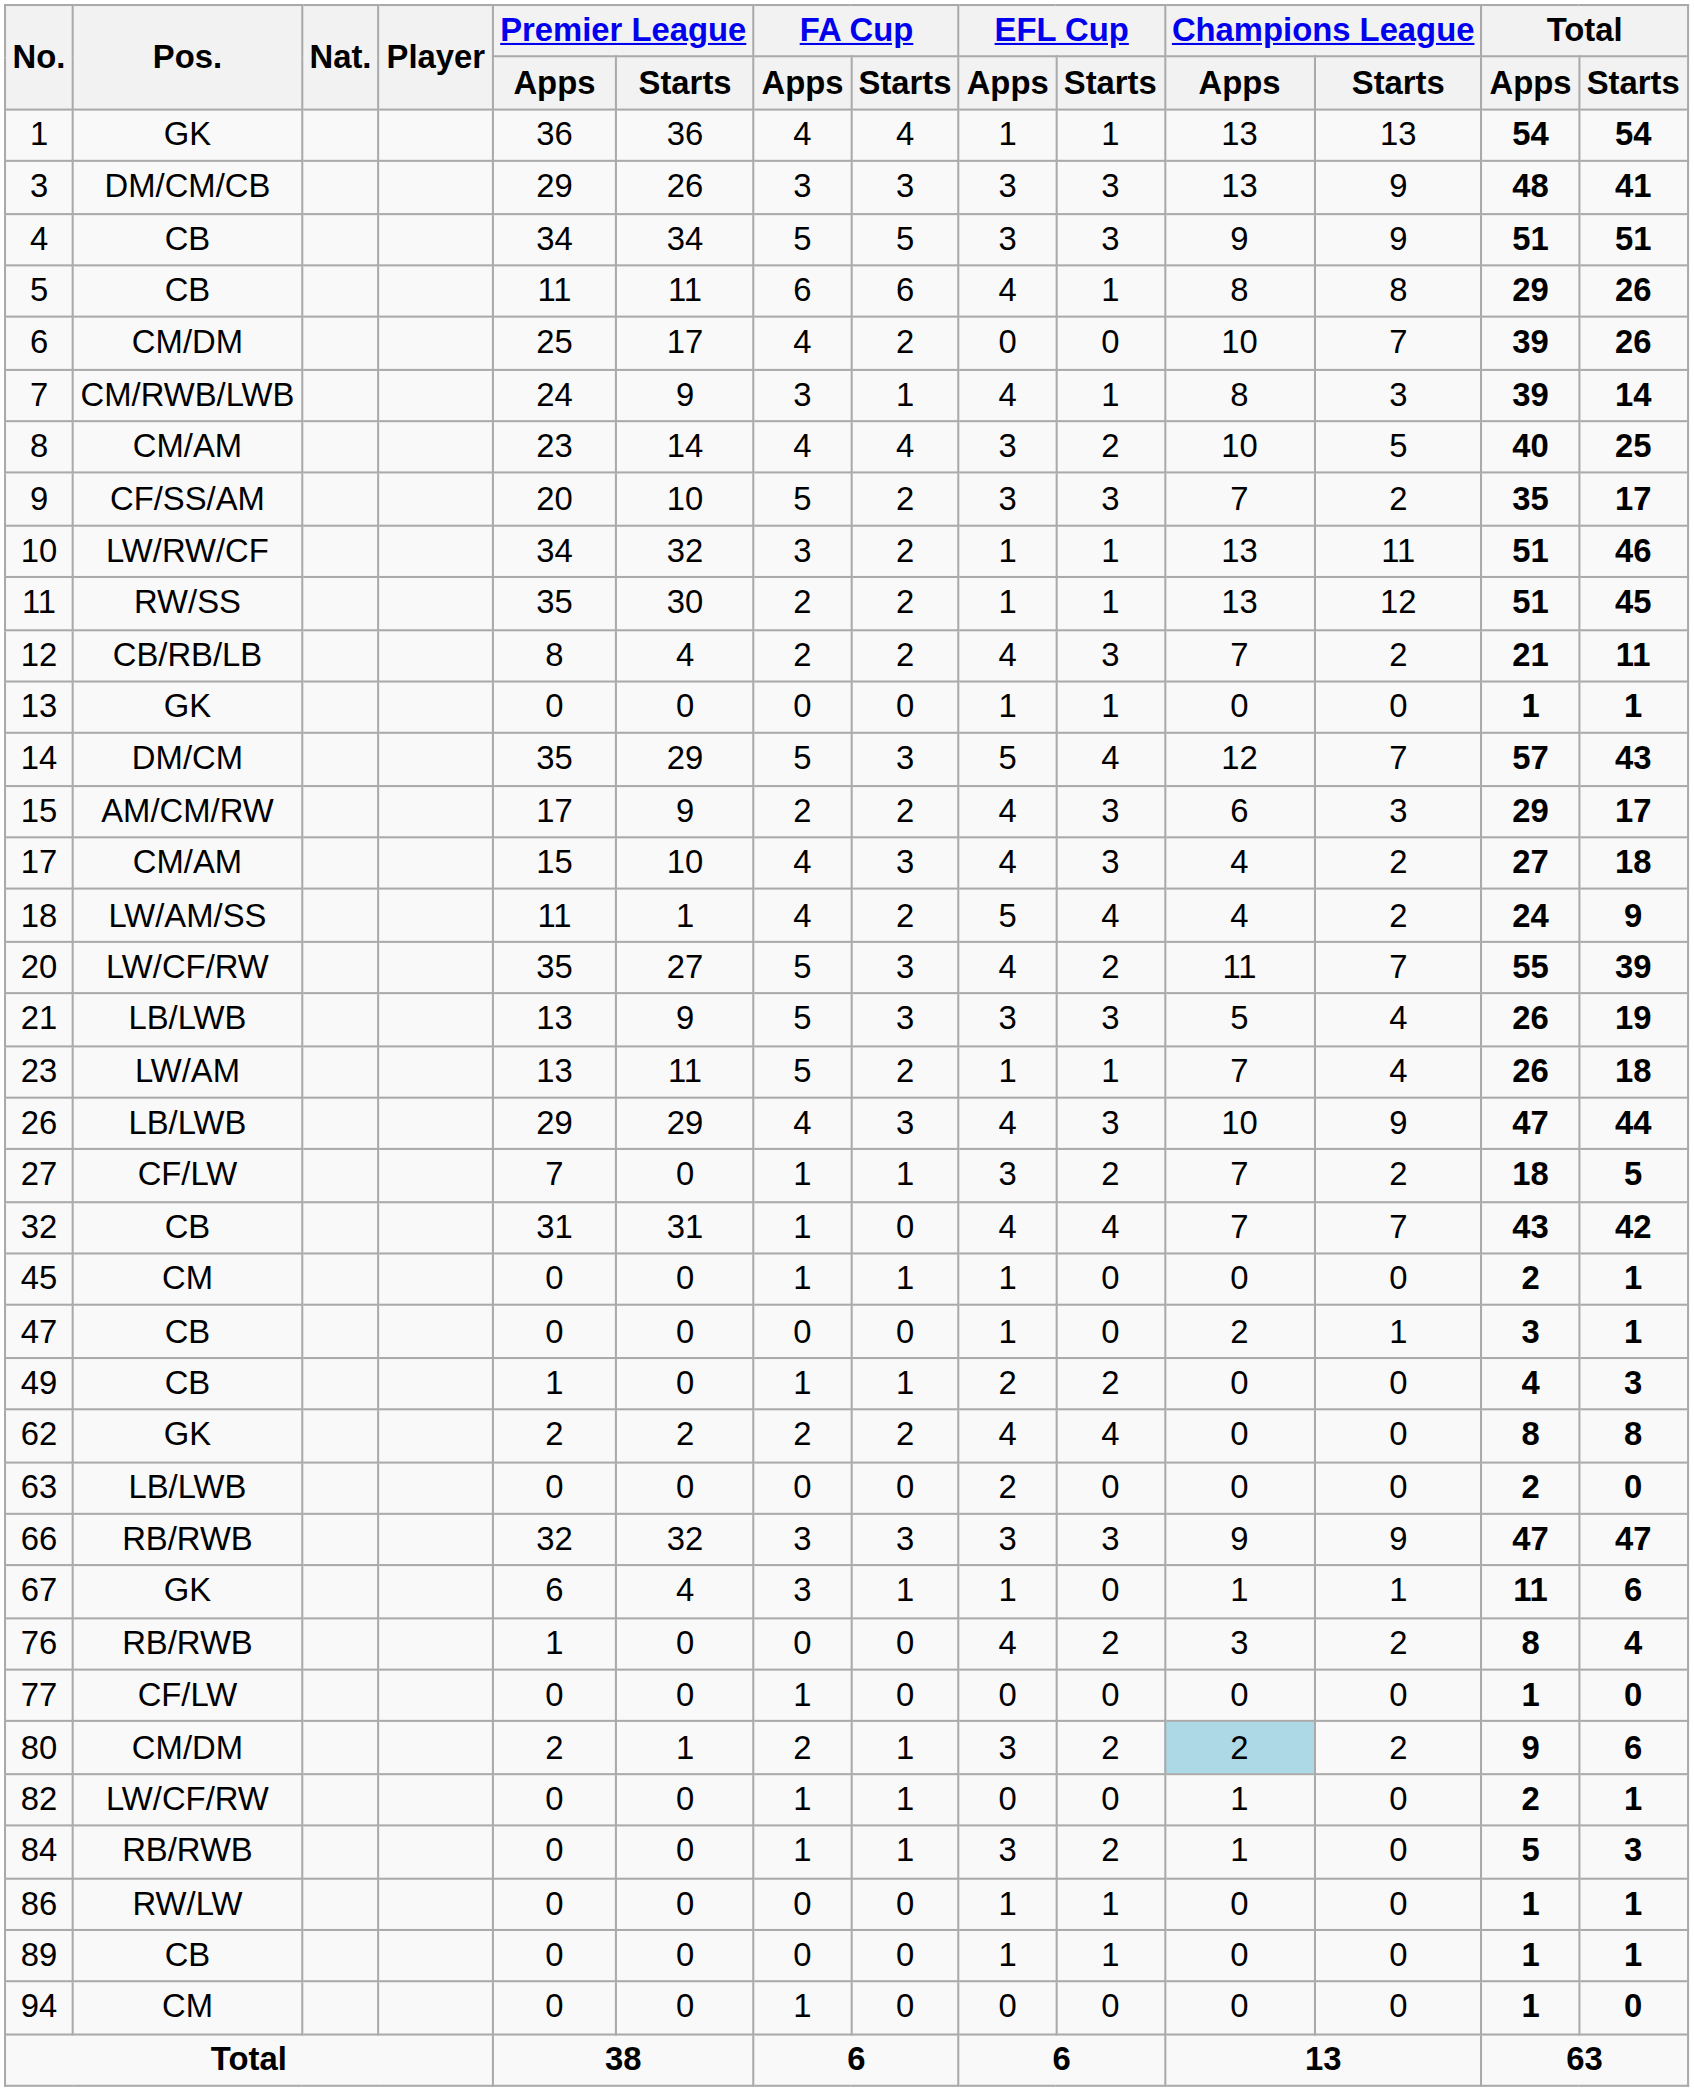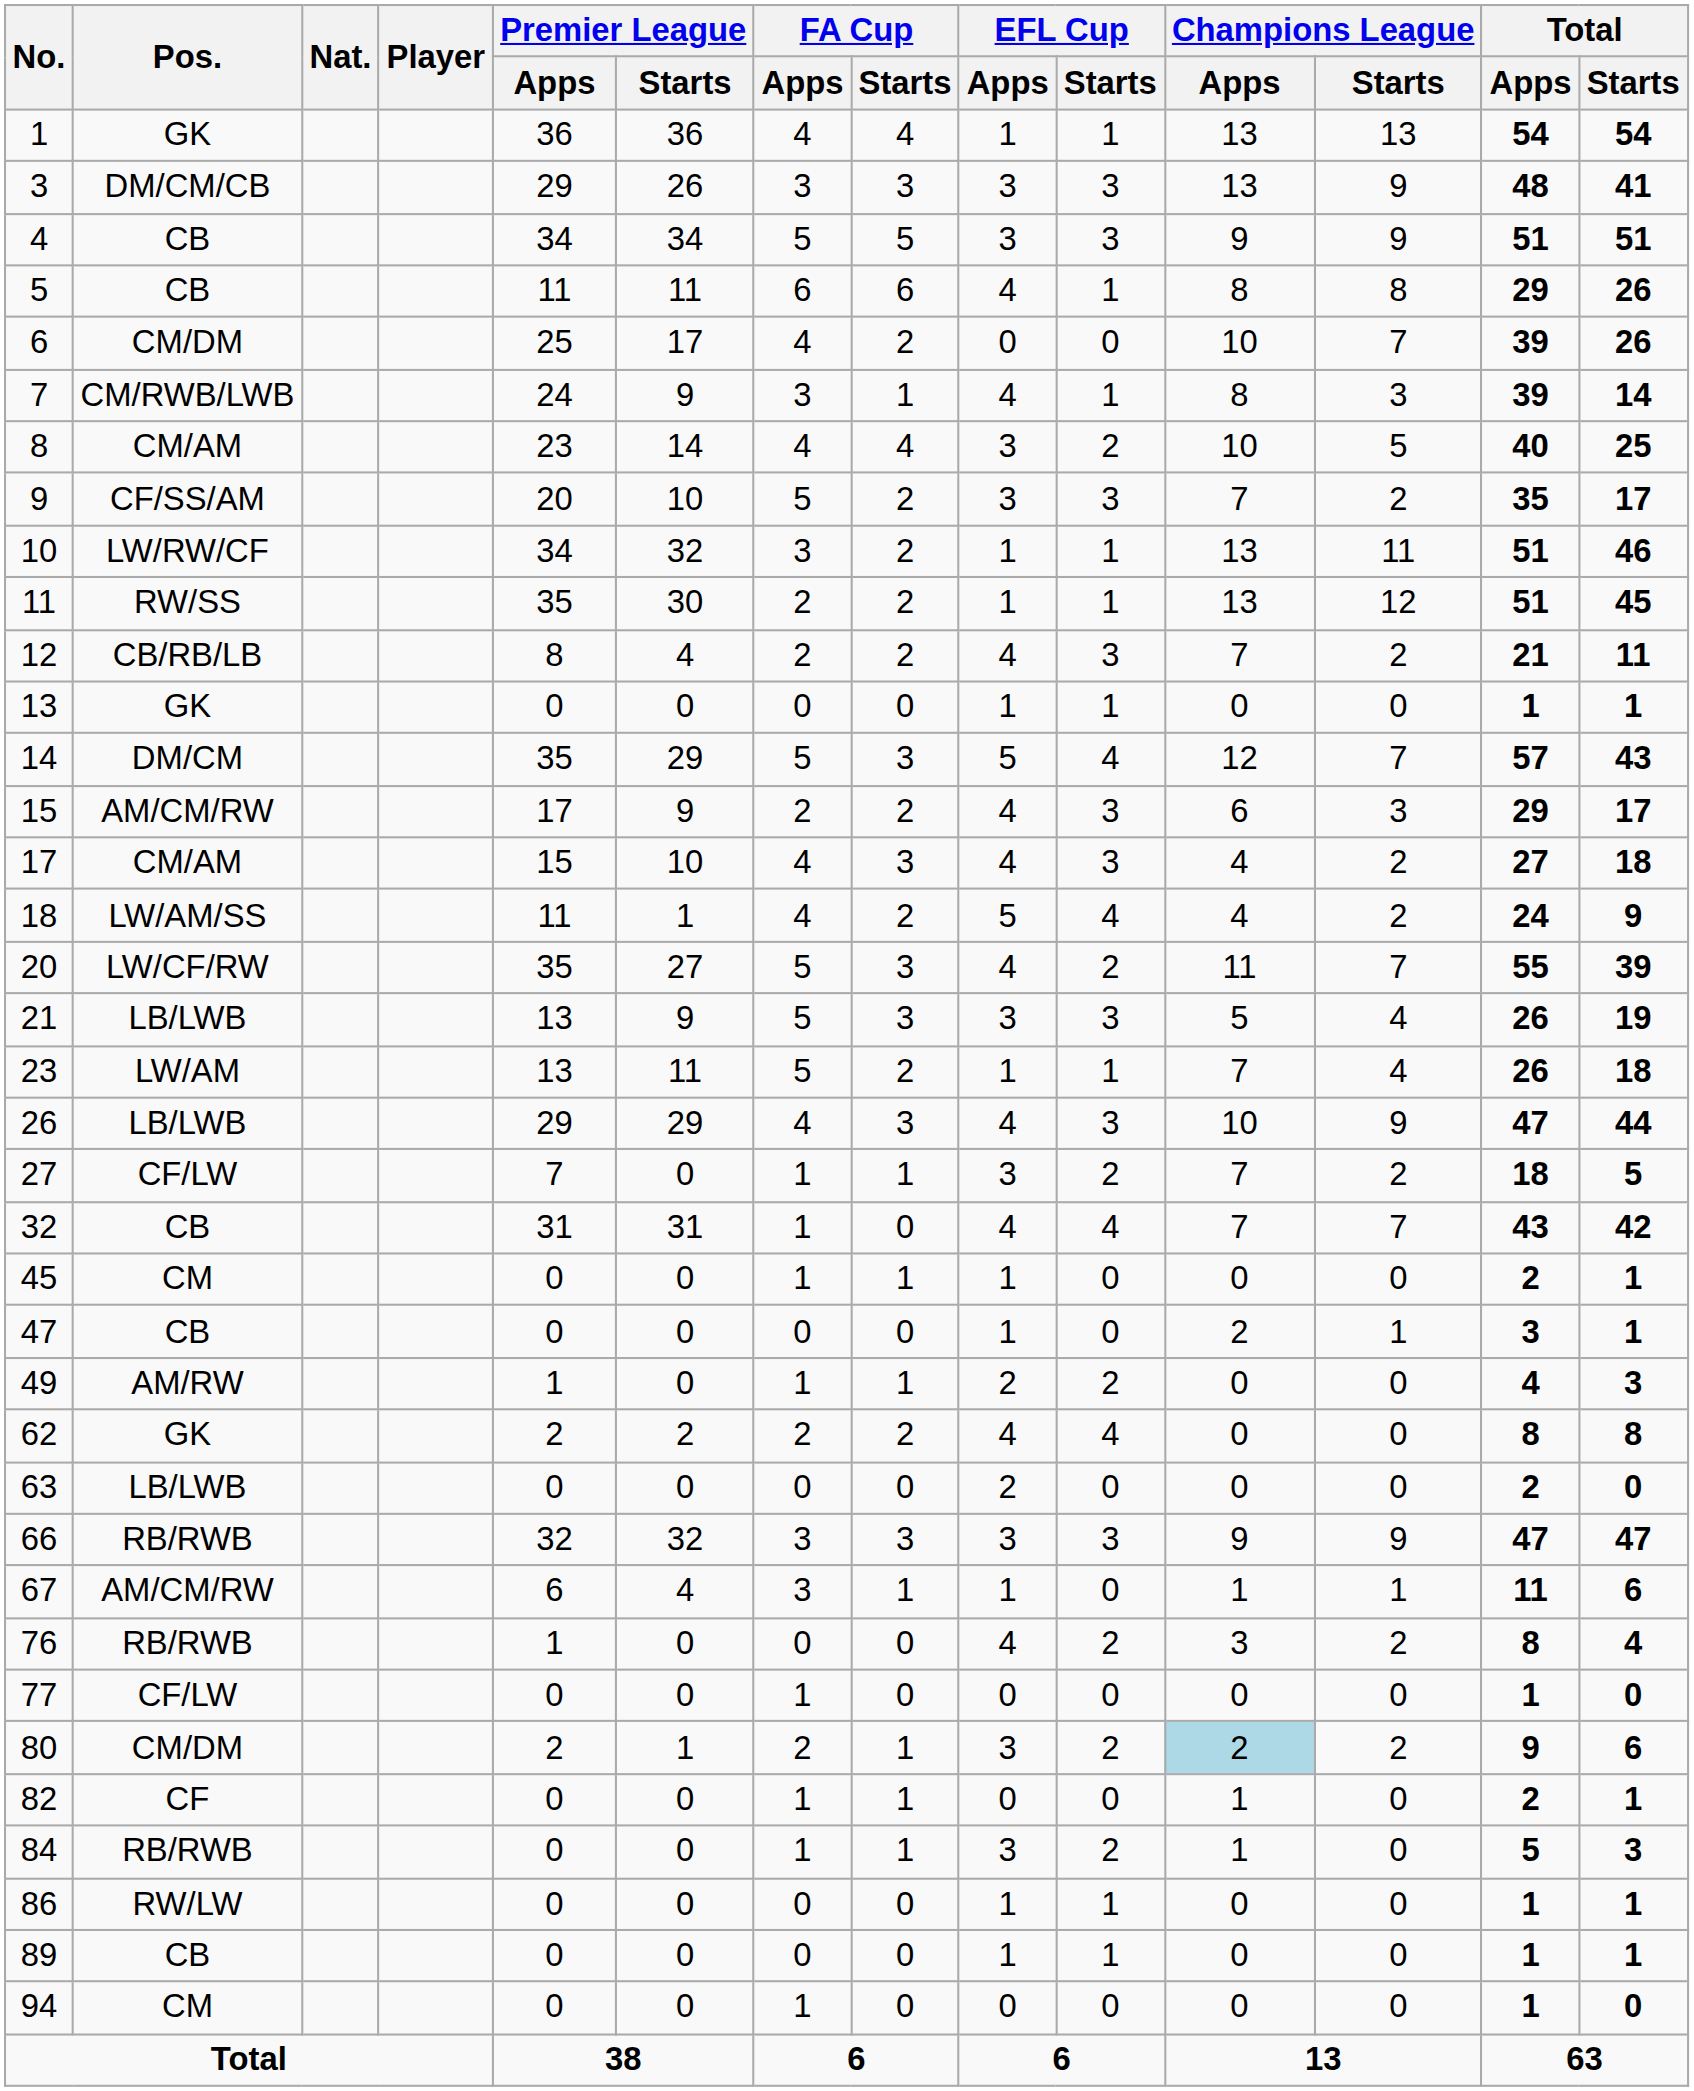(187, 1382) CB -> (187, 1382) AM/RW
(187, 1591) GK -> (187, 1591) AM/CM/RW
(187, 1799) LW/CF/RW -> (187, 1799) CF
